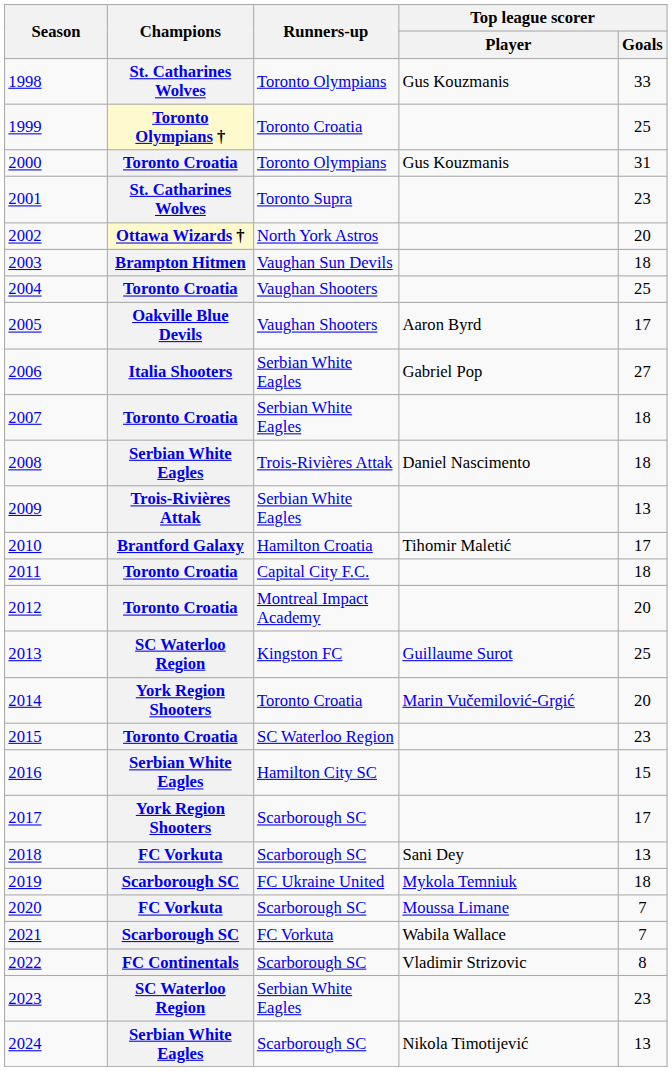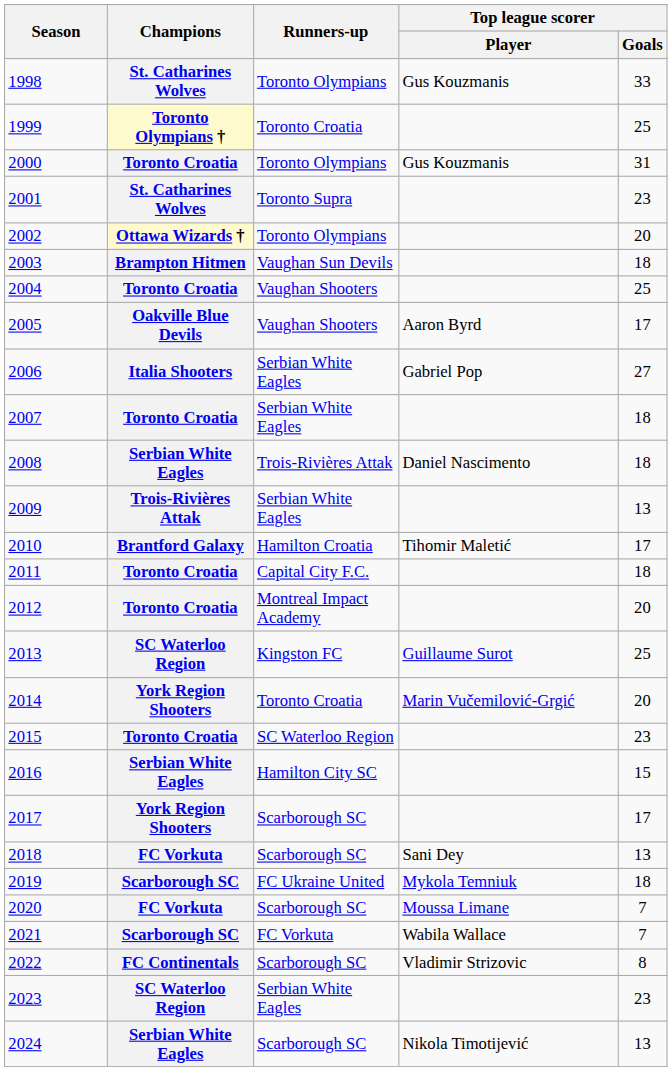(318, 235) North York Astros -> (322, 235) Toronto Olympians
